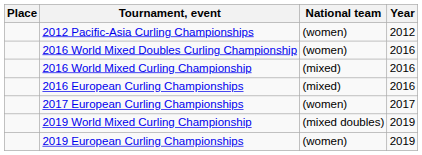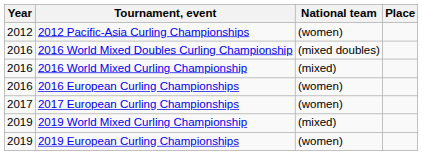columns swapped: (402, 13) <-> (22, 13)
(325, 50) (women) -> (339, 50) (mixed doubles)
(322, 86) (mixed) -> (320, 86) (women)
(343, 123) (mixed doubles) -> (317, 123) (mixed)
